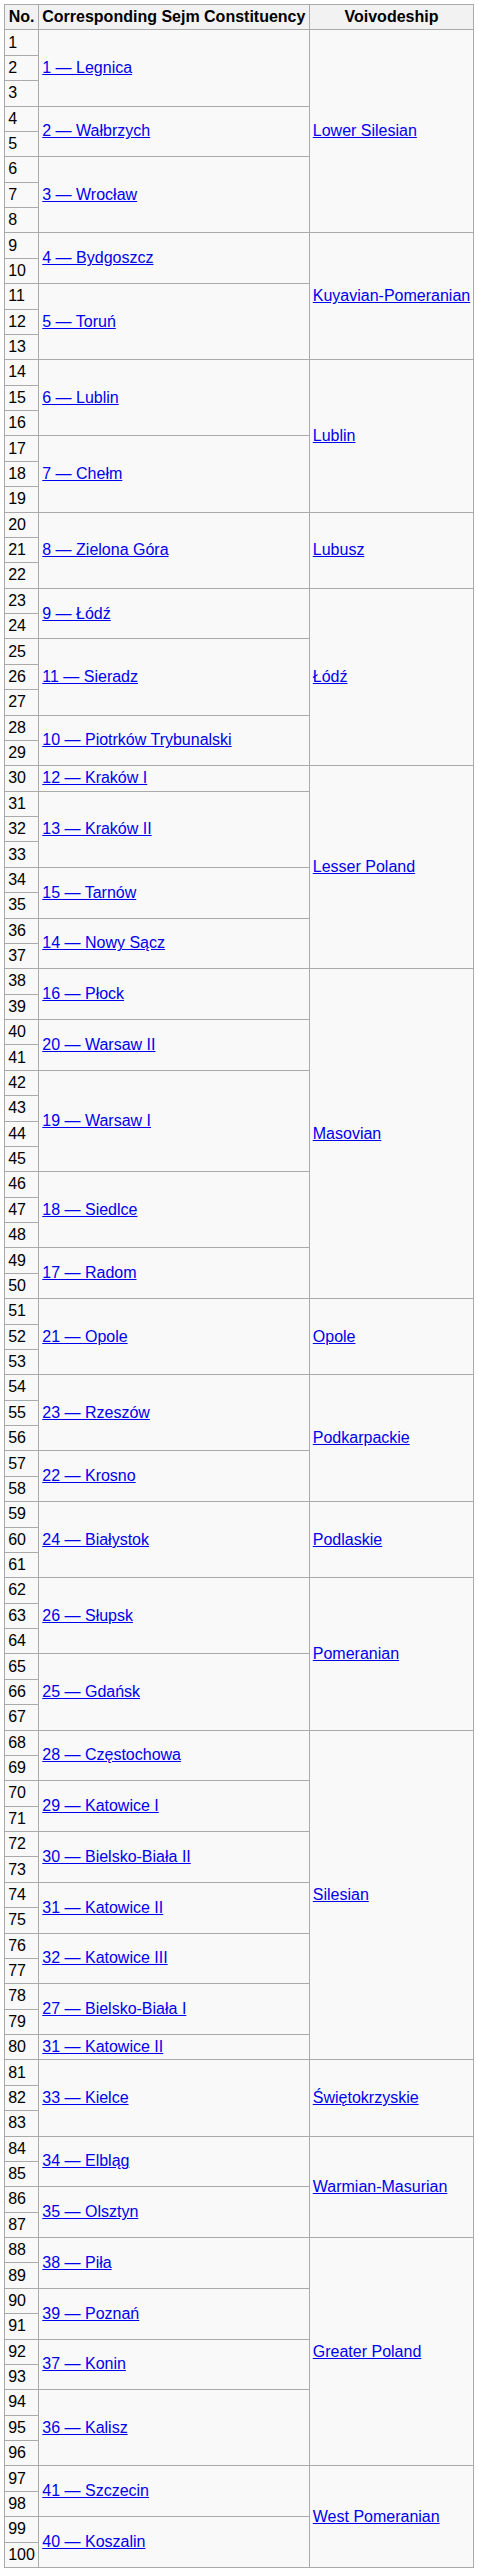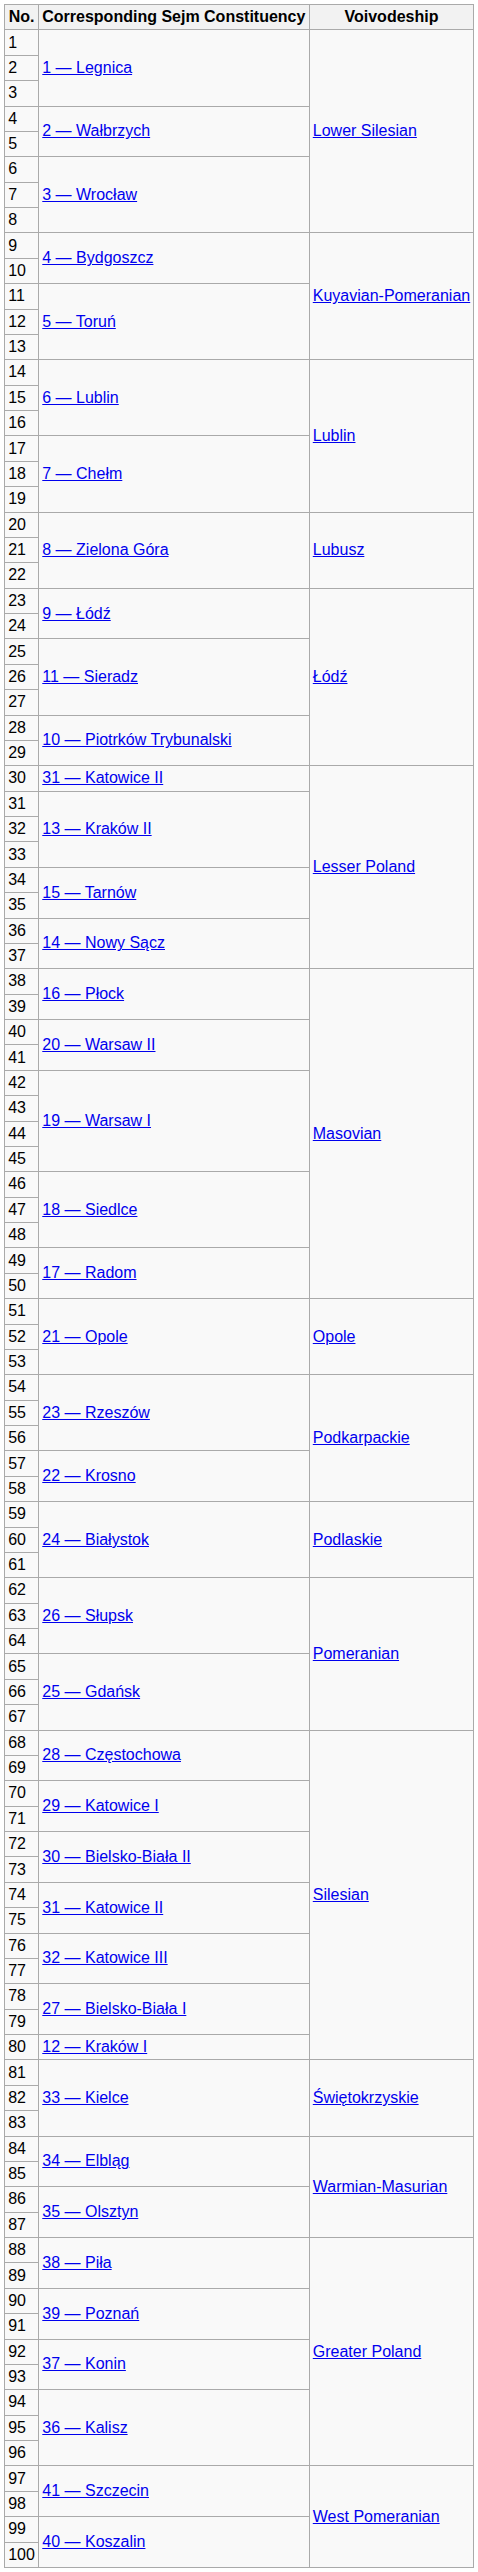(95, 778) 12 — Kraków I -> (103, 778) 31 — Katowice II
(103, 2047) 31 — Katowice II -> (95, 2047) 12 — Kraków I
